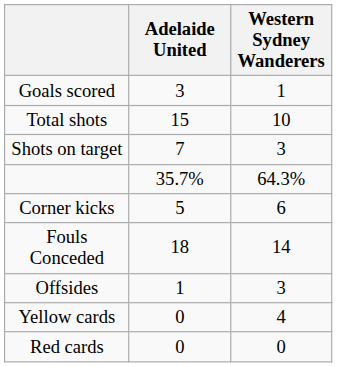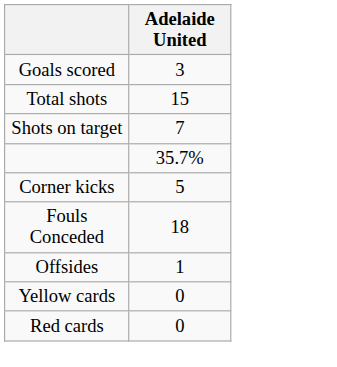- column: (281, 40)
